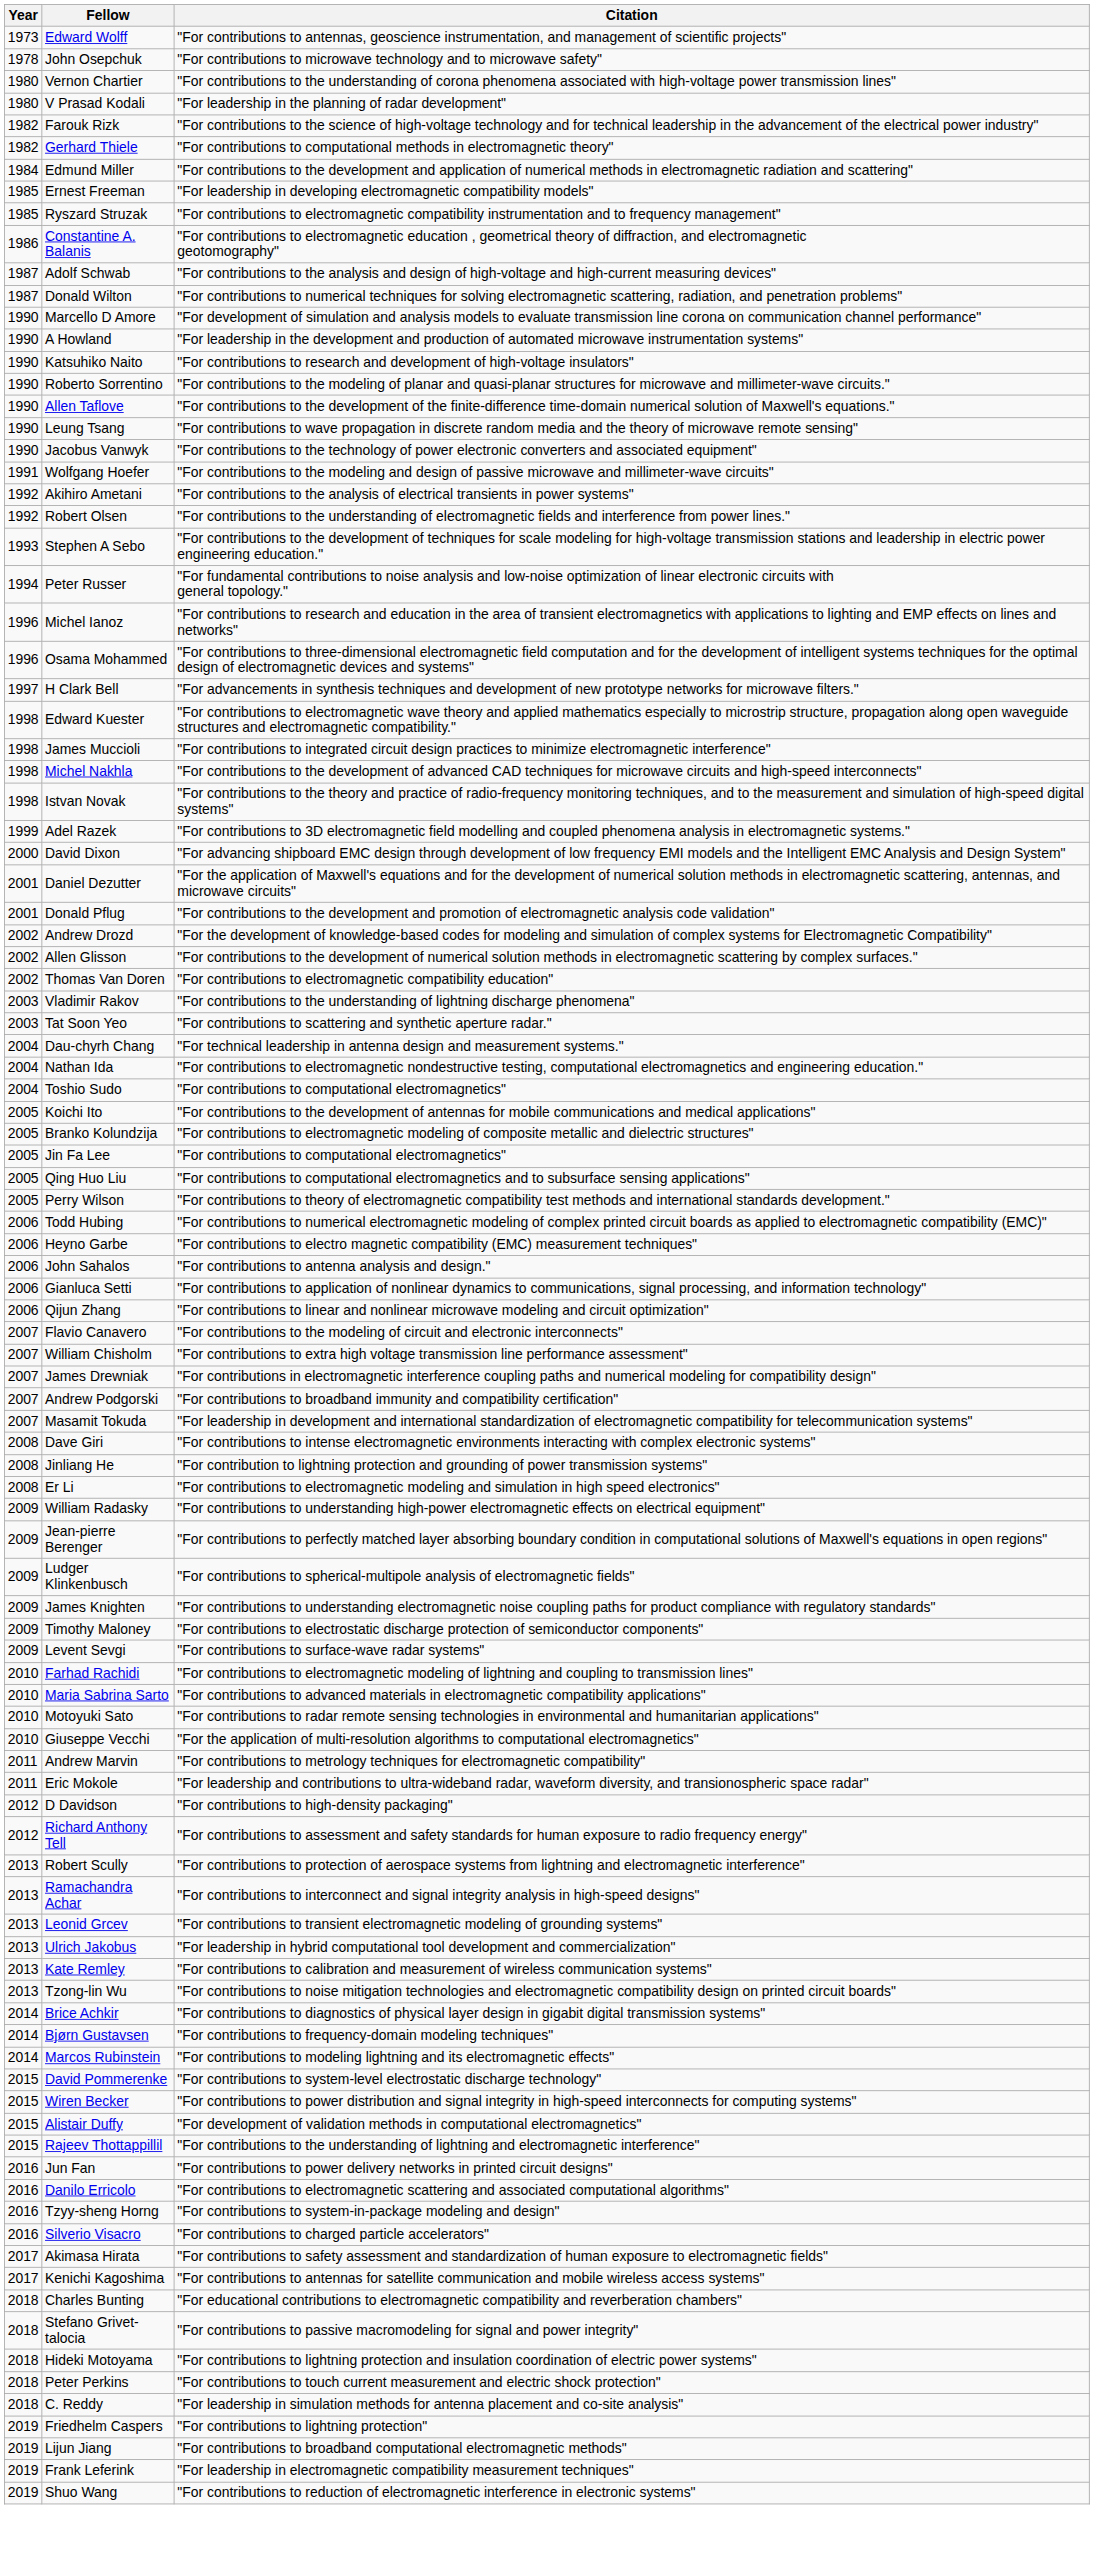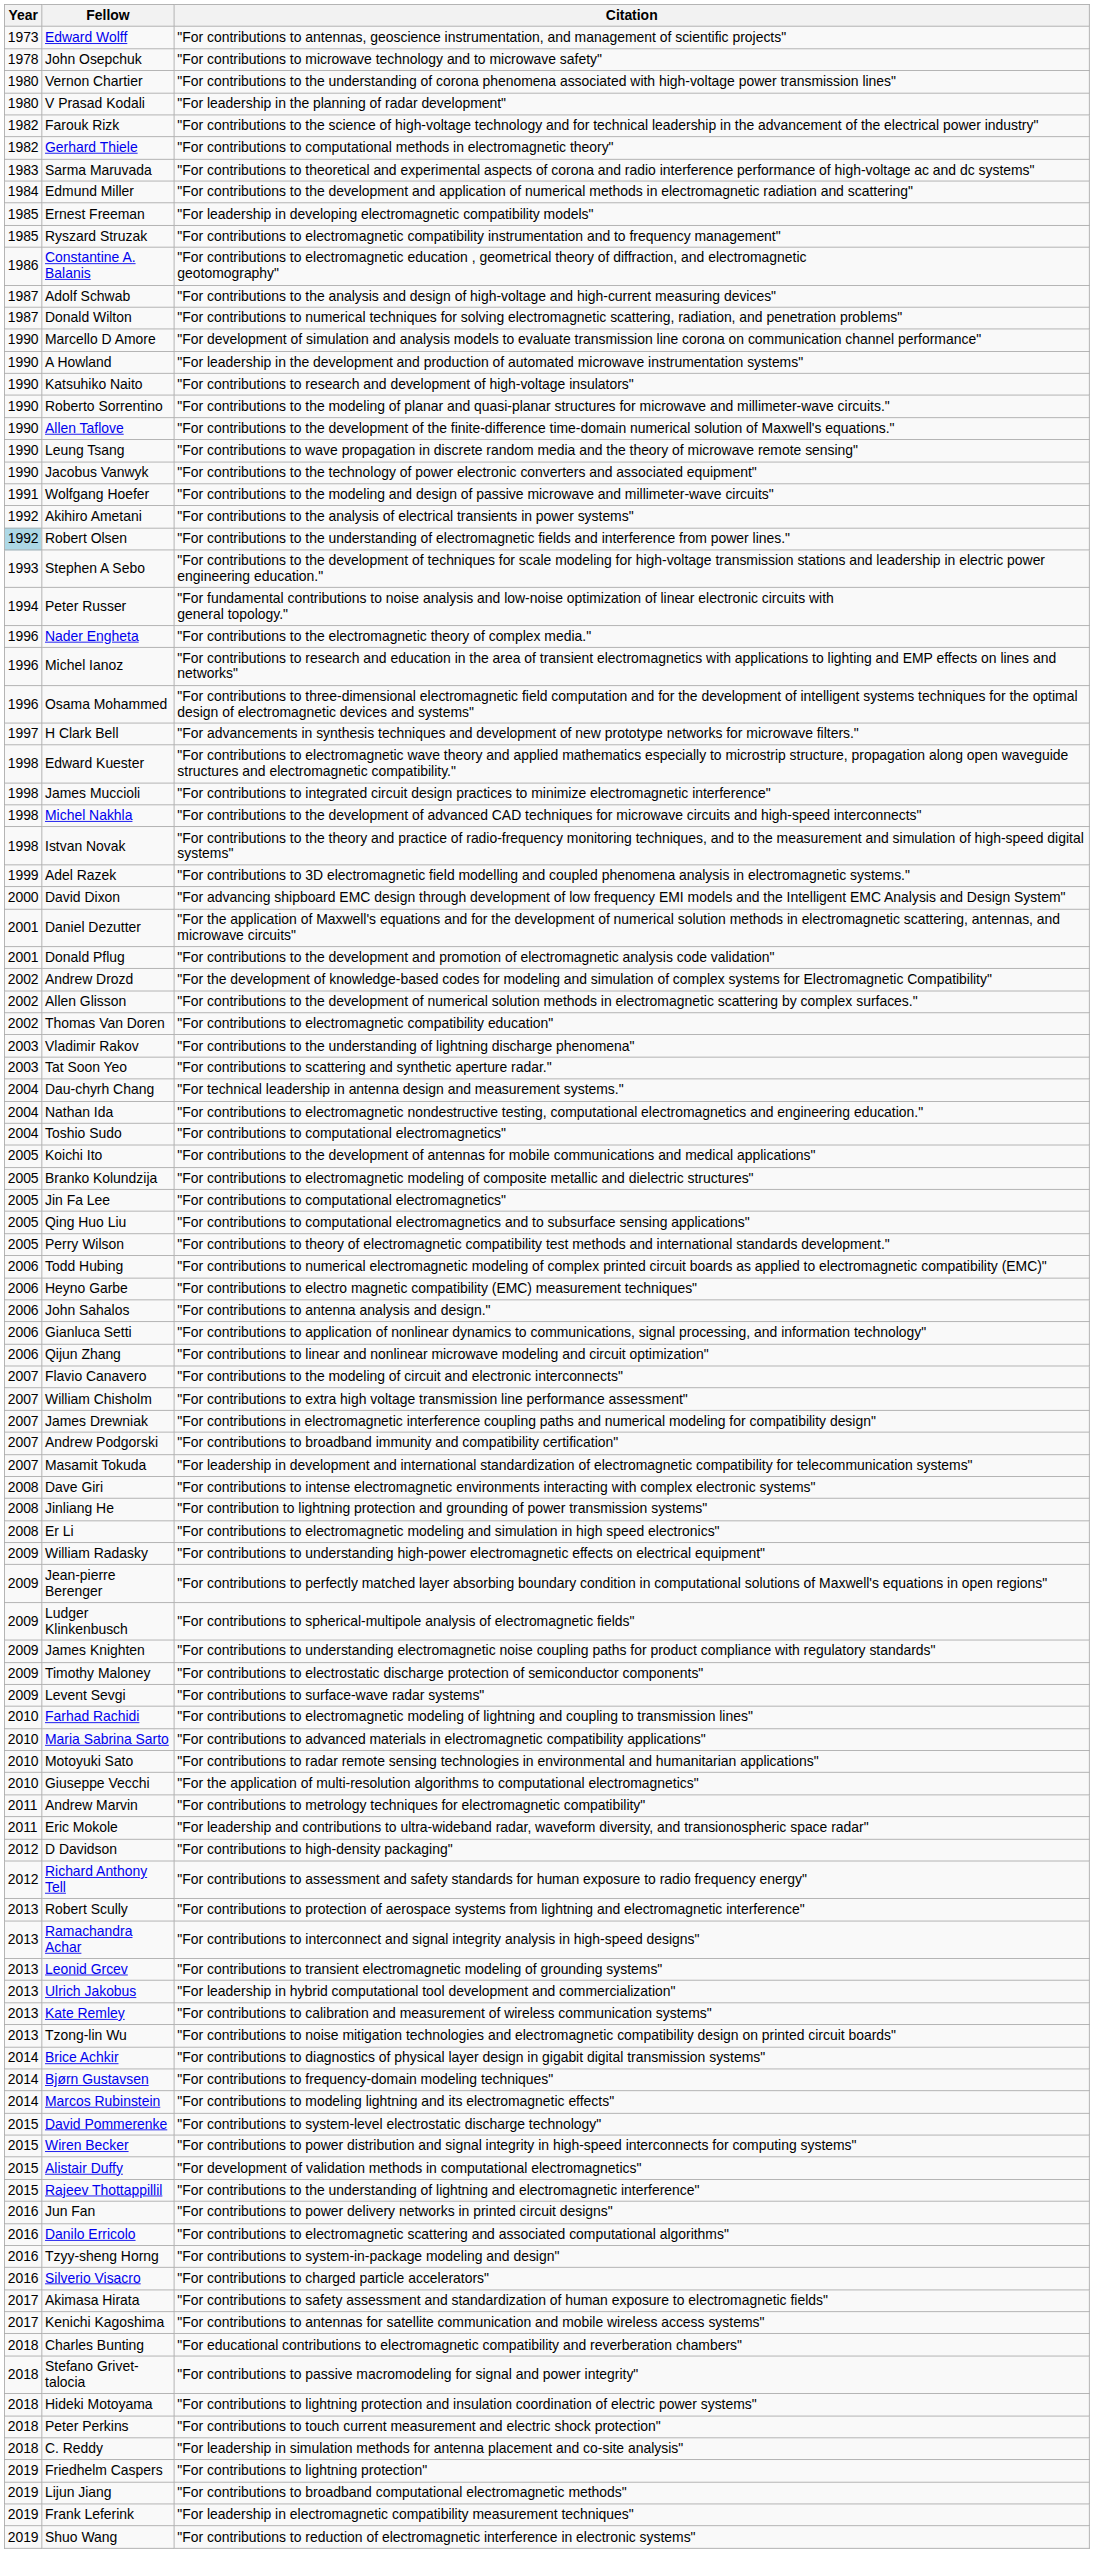+ row: (98, 170)
(23, 516) no background -> (23, 538) lightblue background
+ row: (92, 636)
